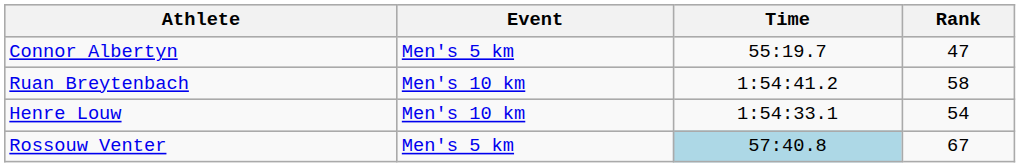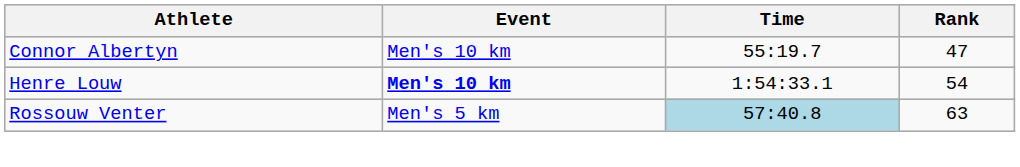(458, 52) Men's 5 km -> (449, 52) Men's 10 km
- row: (99, 83)
(464, 115) normal -> (449, 83) bold
(958, 146) 67 -> (957, 115) 63
